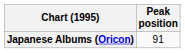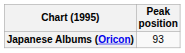(158, 39) 91 -> (158, 39) 93
